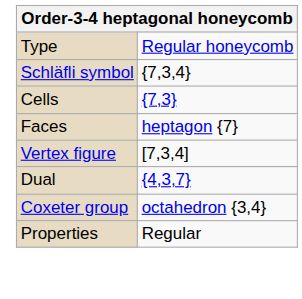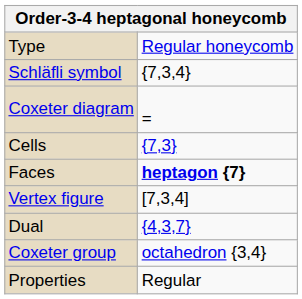+ row: (71, 109)
(190, 126) normal -> (193, 172) bold
